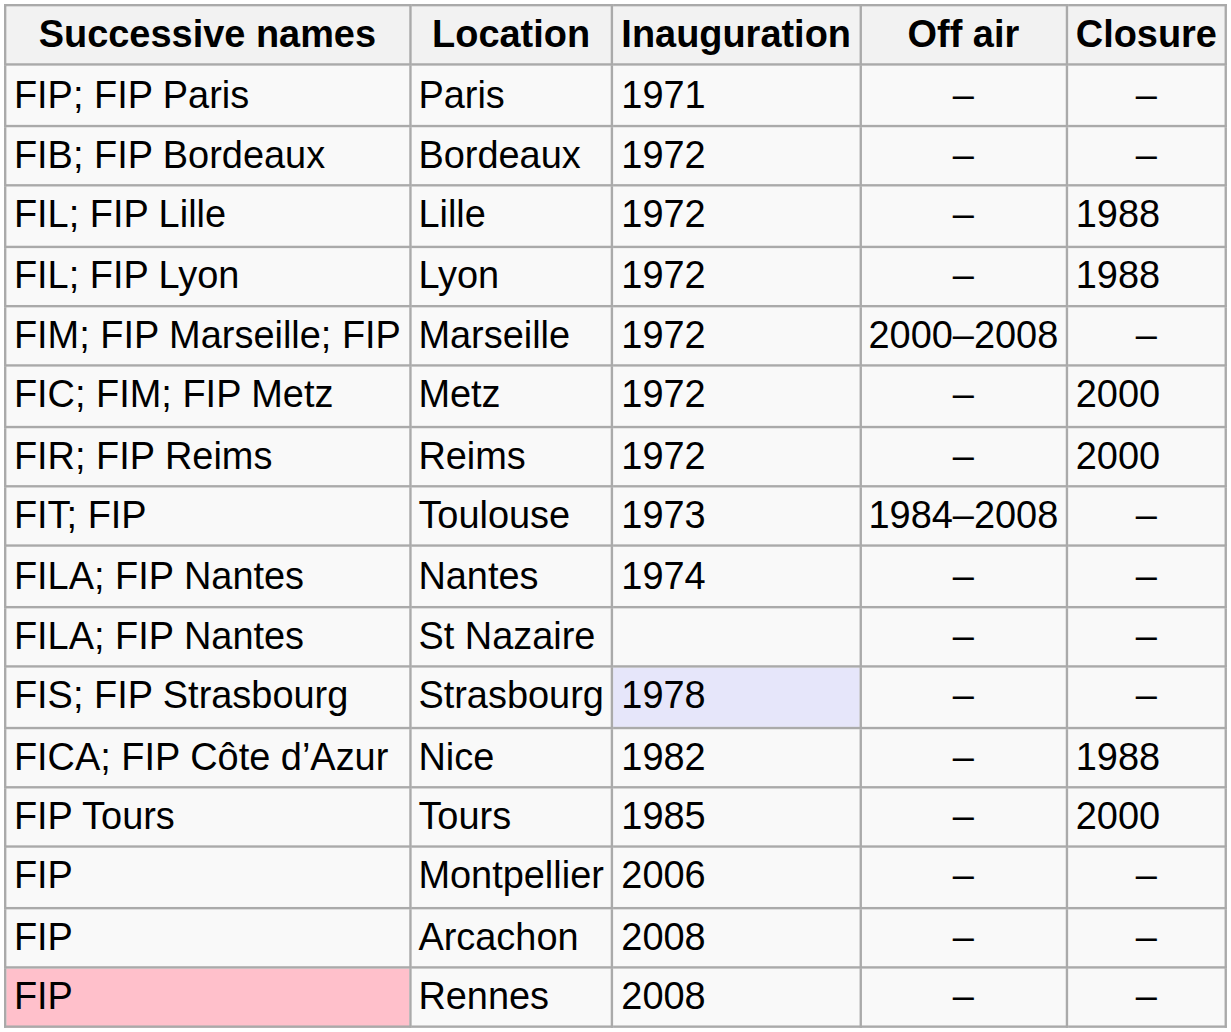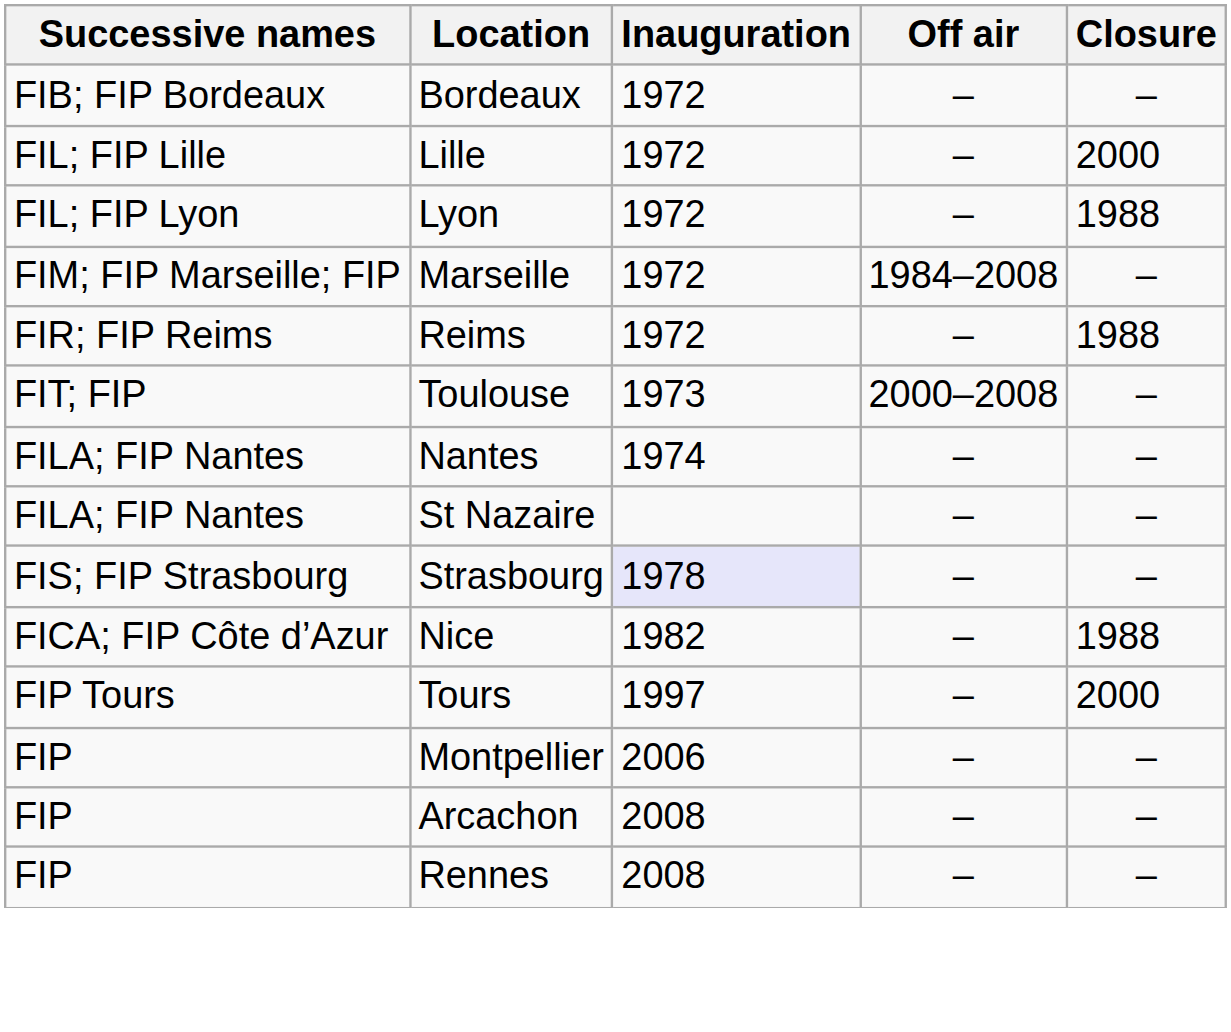- row: (462, 94)
(1118, 214) 1988 -> (1118, 154) 2000
(963, 335) 2000–2008 -> (963, 275) 1984–2008
- row: (459, 395)
(1118, 455) 2000 -> (1118, 335) 1988
(963, 515) 1984–2008 -> (963, 395) 2000–2008
(664, 816) 1985 -> (664, 696) 1997
(43, 996) pink background -> (43, 876) no background
